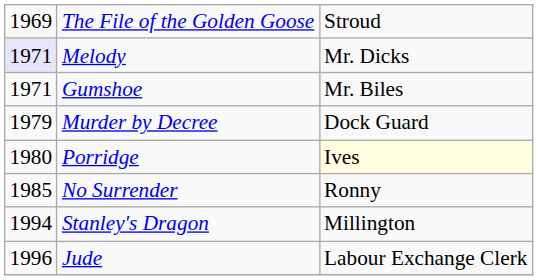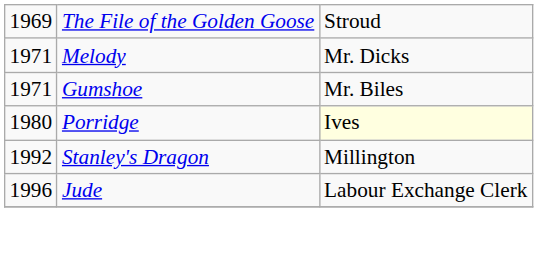(31, 55) lavender background -> (31, 55) no background
- row: (140, 122)
- row: (120, 190)
(31, 223) 1994 -> (31, 156) 1992
